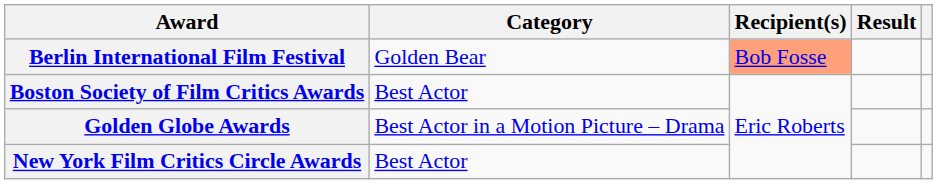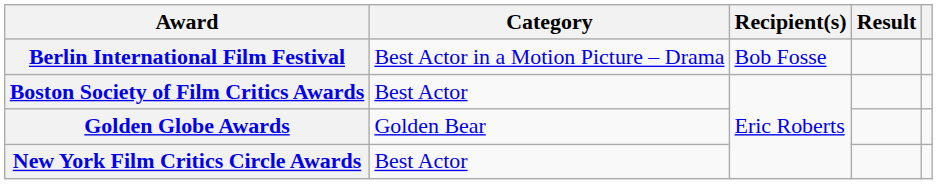(430, 56) Golden Bear -> (549, 56) Best Actor in a Motion Picture – Drama
(781, 56) lightsalmon background -> (781, 56) no background
(549, 126) Best Actor in a Motion Picture – Drama -> (430, 126) Golden Bear
